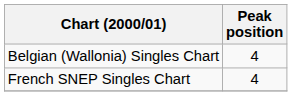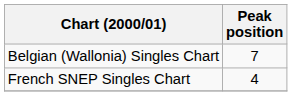(255, 56) 4 -> (255, 56) 7
